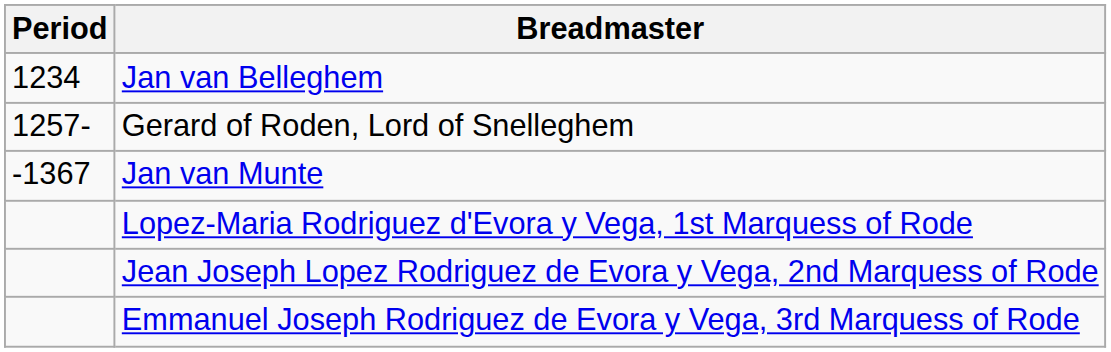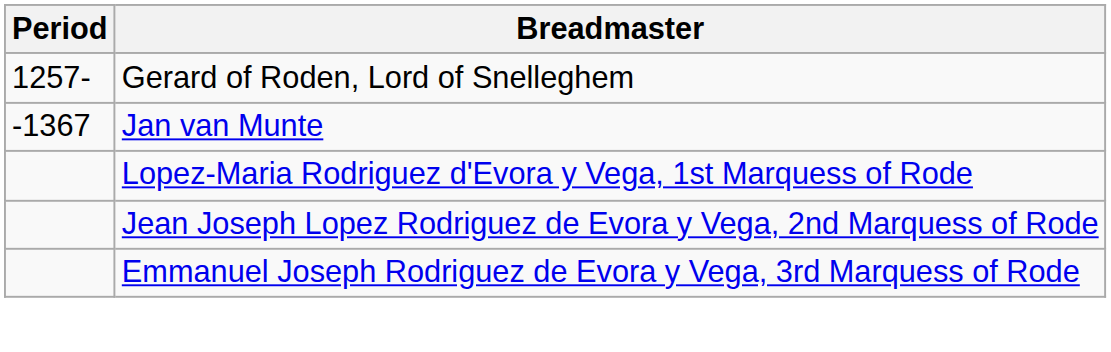- row: (252, 77)
